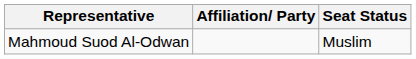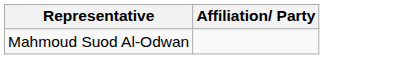- column: (365, 16)
